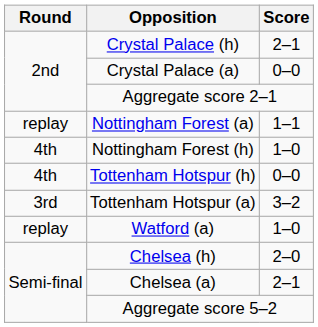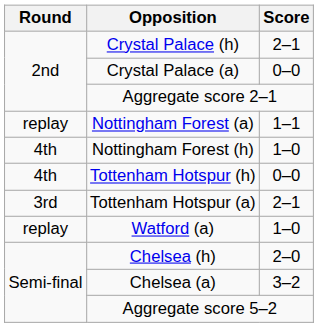(286, 203) 3–2 -> (286, 203) 2–1
(286, 282) 2–1 -> (286, 282) 3–2
